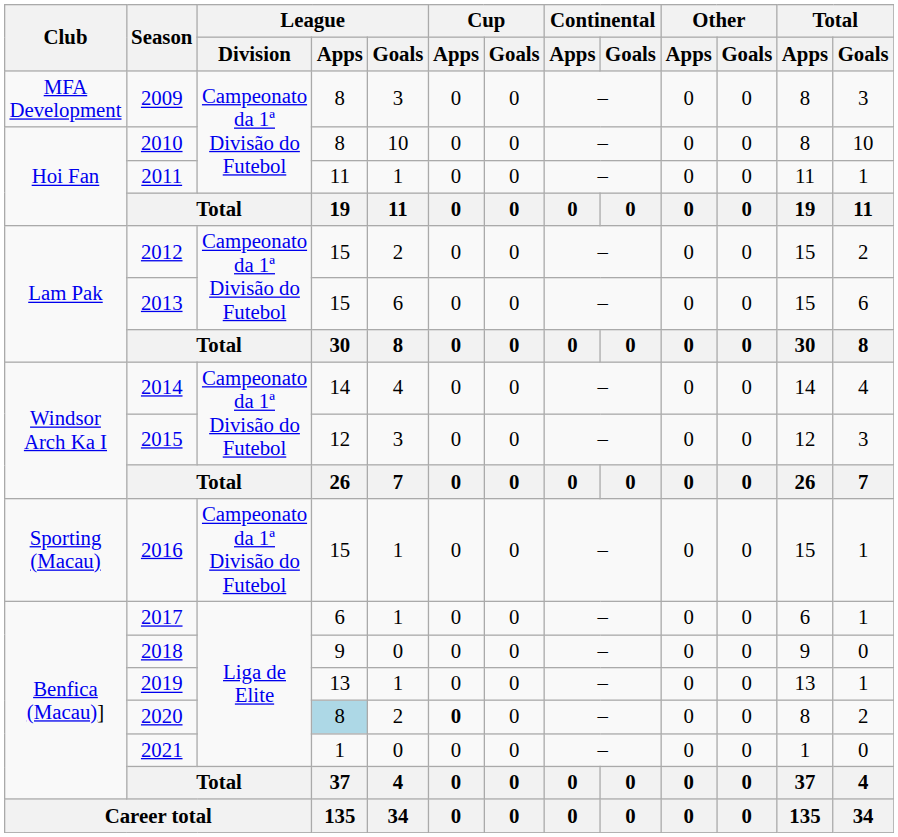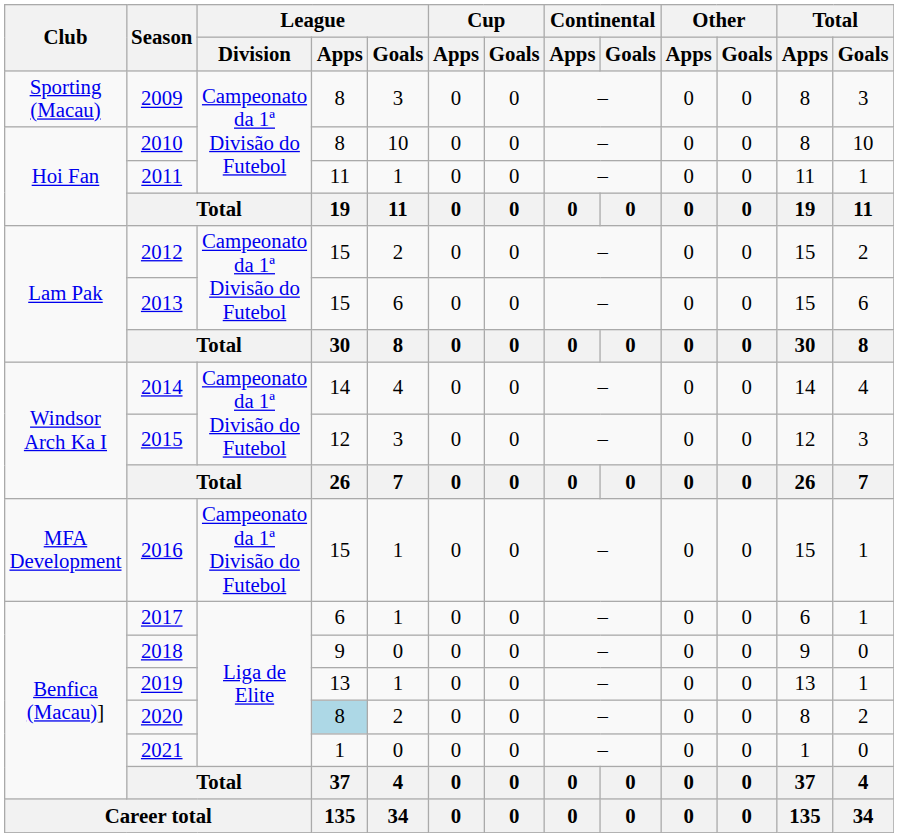(65, 98) MFA Development -> (65, 98) Sporting (Macau)
(65, 549) Sporting (Macau) -> (65, 549) MFA Development
(456, 716) bold -> (456, 716) normal
